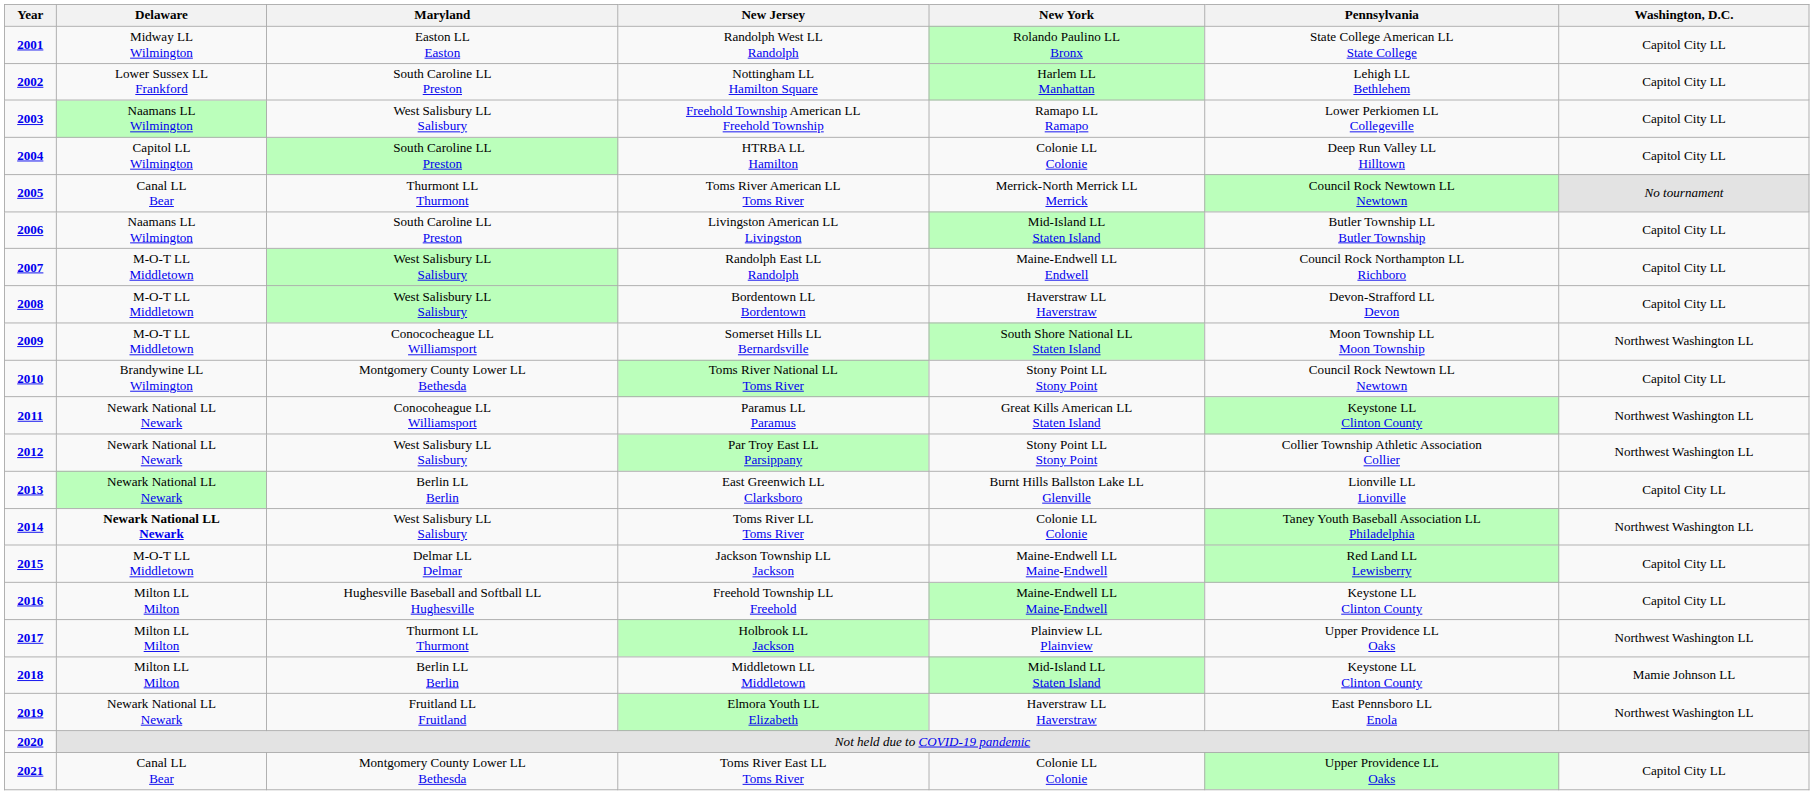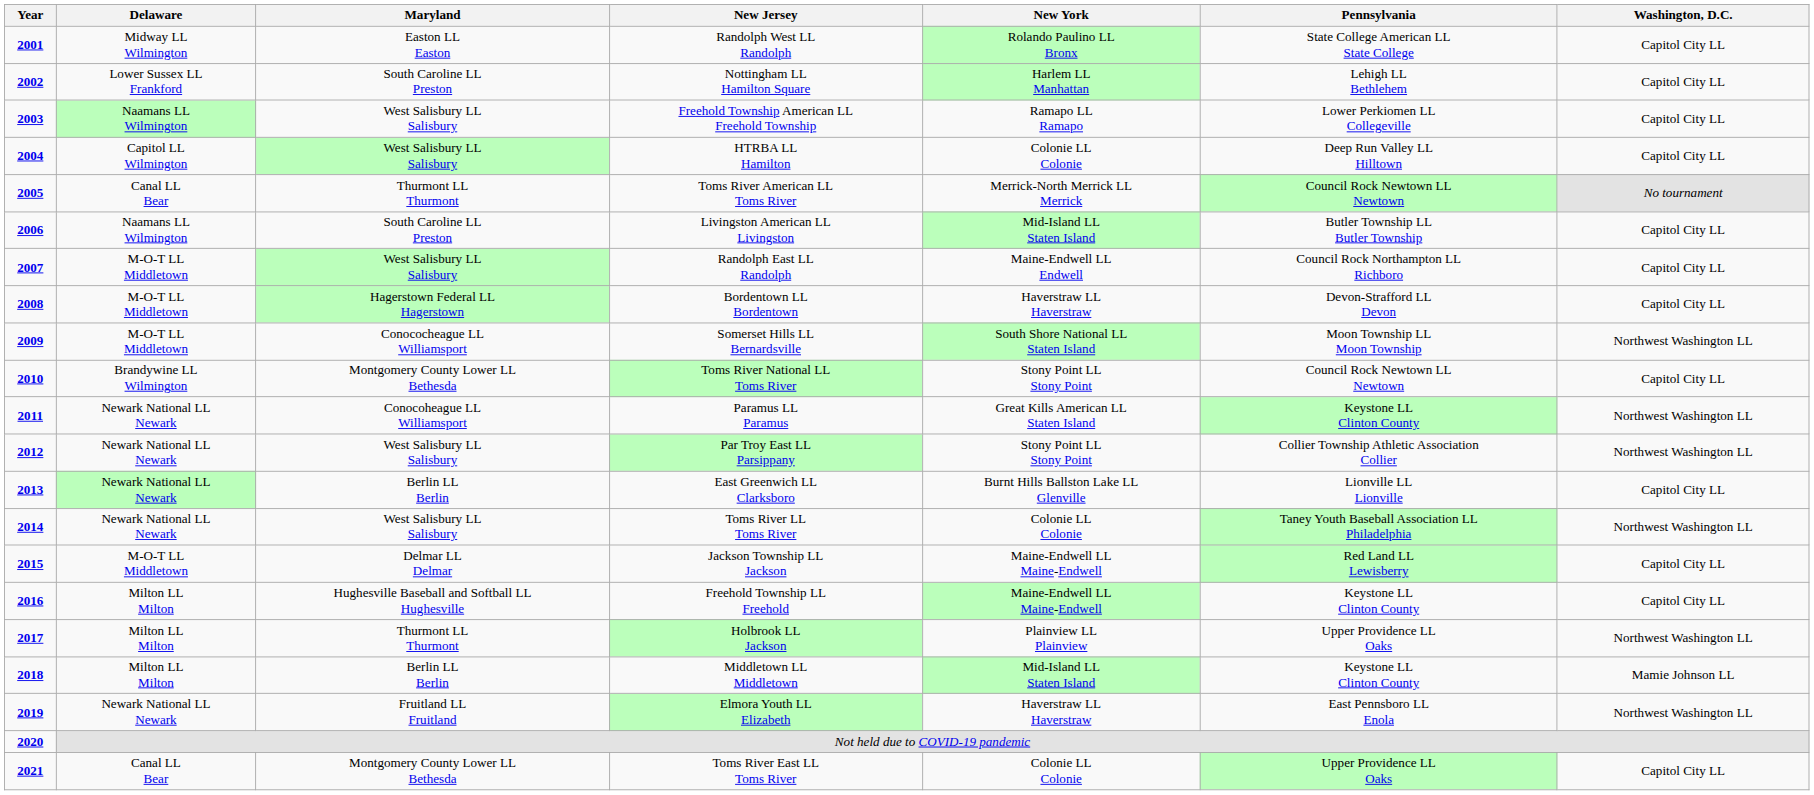(442, 156) South Caroline LL Preston -> (432, 156) West Salisbury LL Salisbury
(442, 304) West Salisbury LL Salisbury -> (432, 304) Hagerstown Federal LL Hagerstown
(161, 527) bold -> (156, 527) normal
